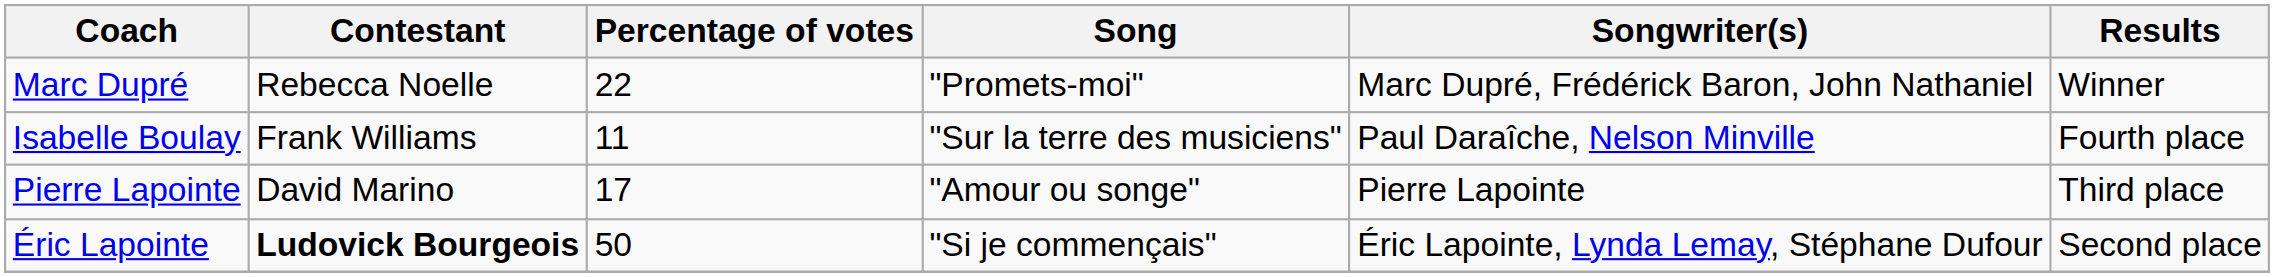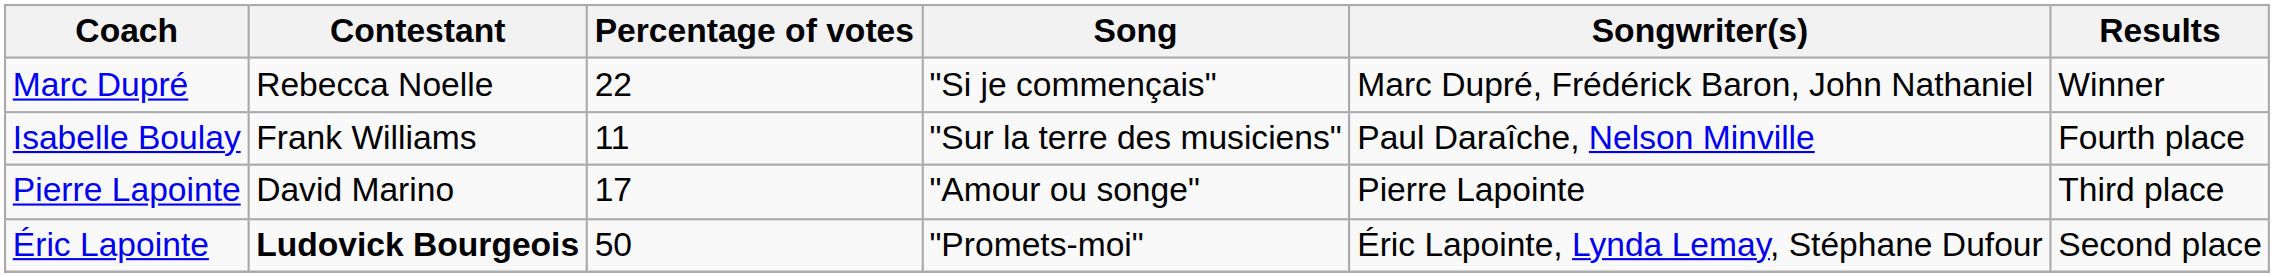(1037, 84) "Promets-moi" -> (1073, 84) "Si je commençais"
(1073, 244) "Si je commençais" -> (1037, 244) "Promets-moi"
